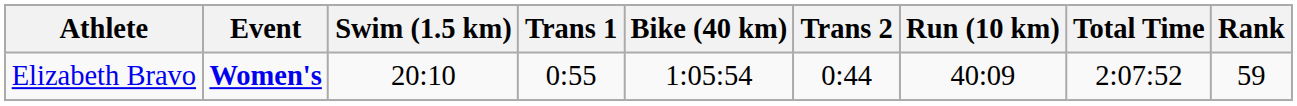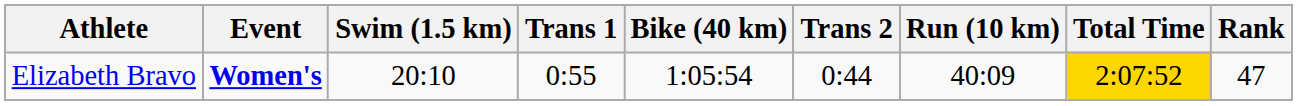(1139, 75) no background -> (1139, 75) gold background
(1251, 75) 59 -> (1251, 75) 47
